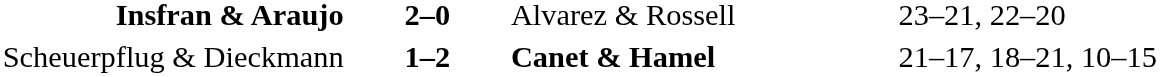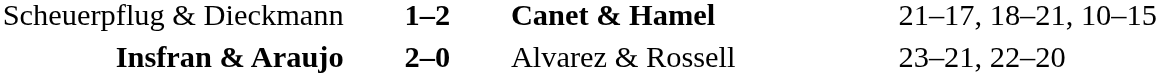rows swapped: (173, 56) <-> (230, 14)
